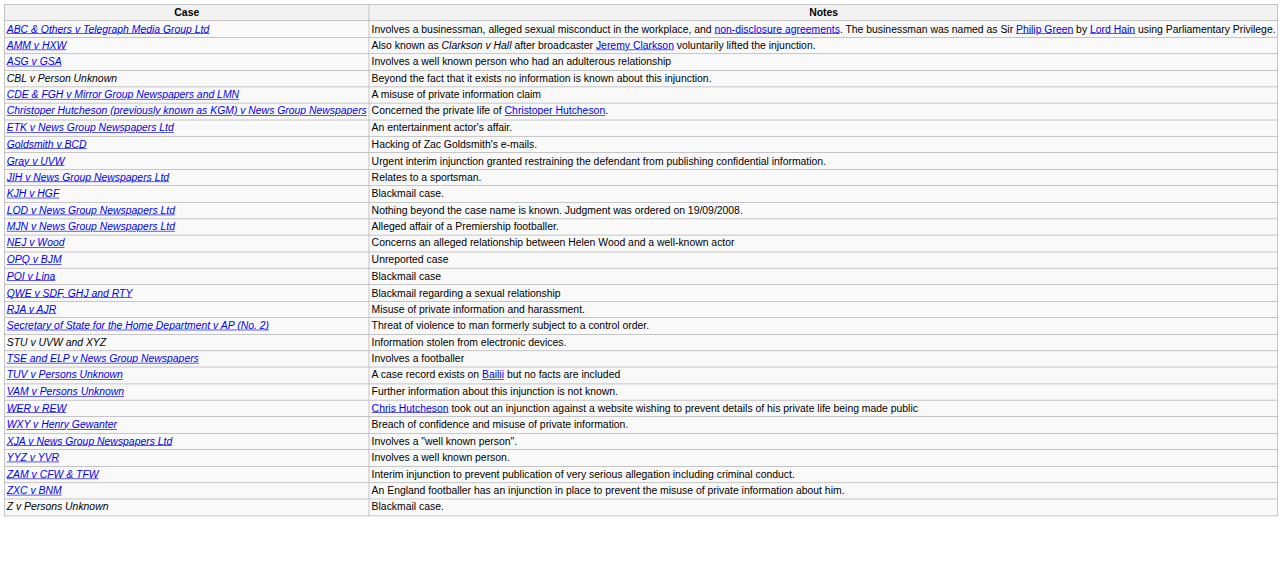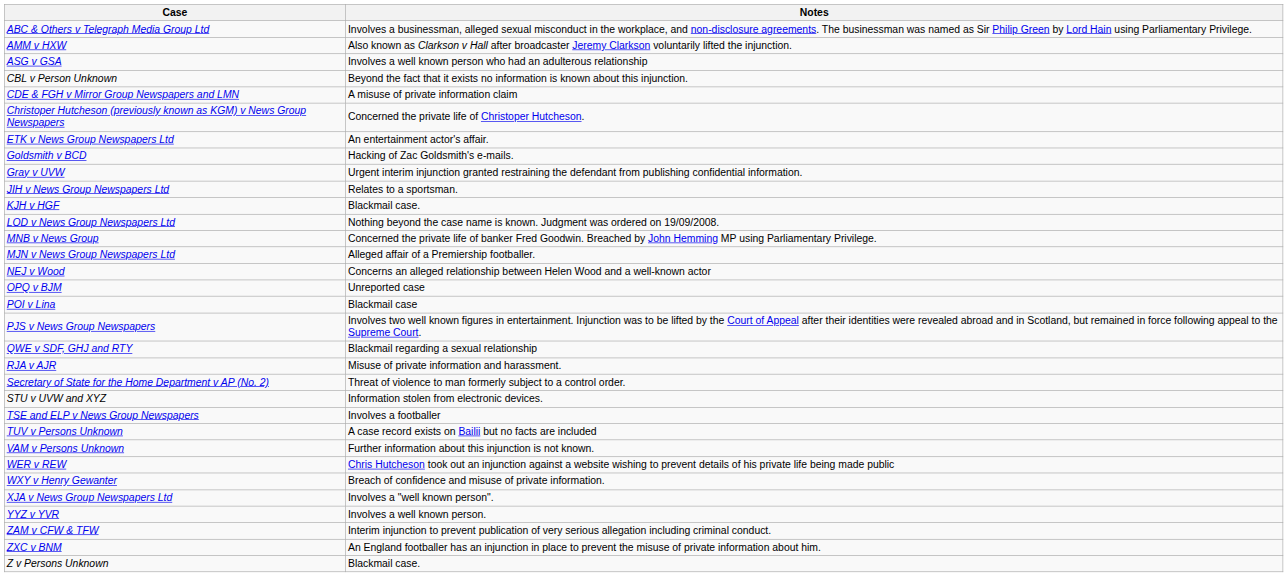+ row: (53, 238)
+ row: (81, 327)
